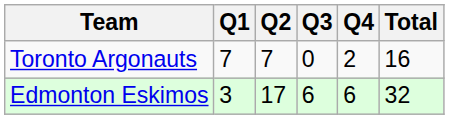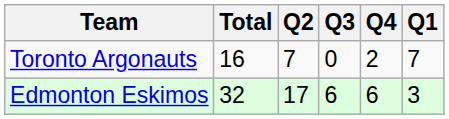columns swapped: (235, 22) <-> (411, 22)
